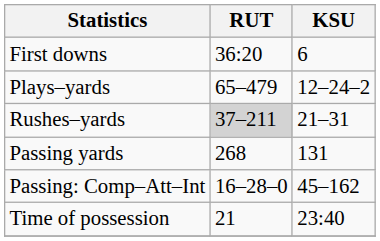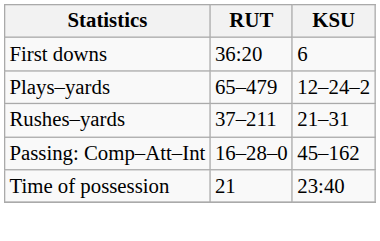(246, 119) lightgrey background -> (246, 119) no background
- row: (66, 152)
